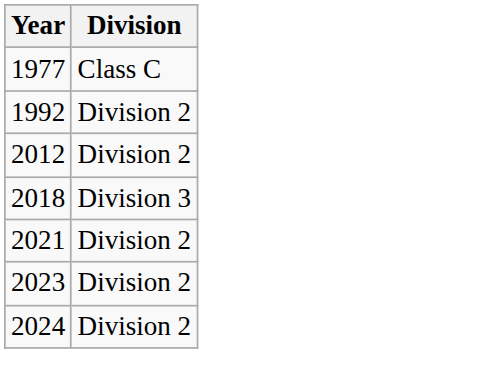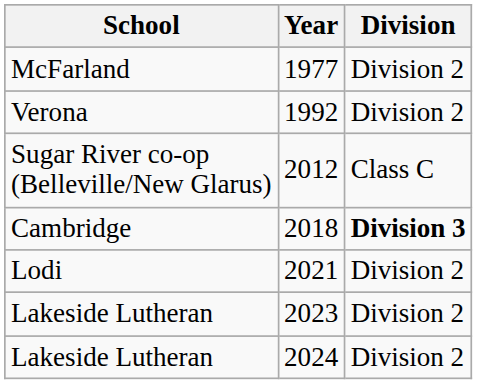+ column: (141, 25)
(119, 68) Class C -> (407, 68) Division 2
(134, 154) Division 2 -> (392, 169) Class C
(134, 197) normal -> (408, 227) bold
